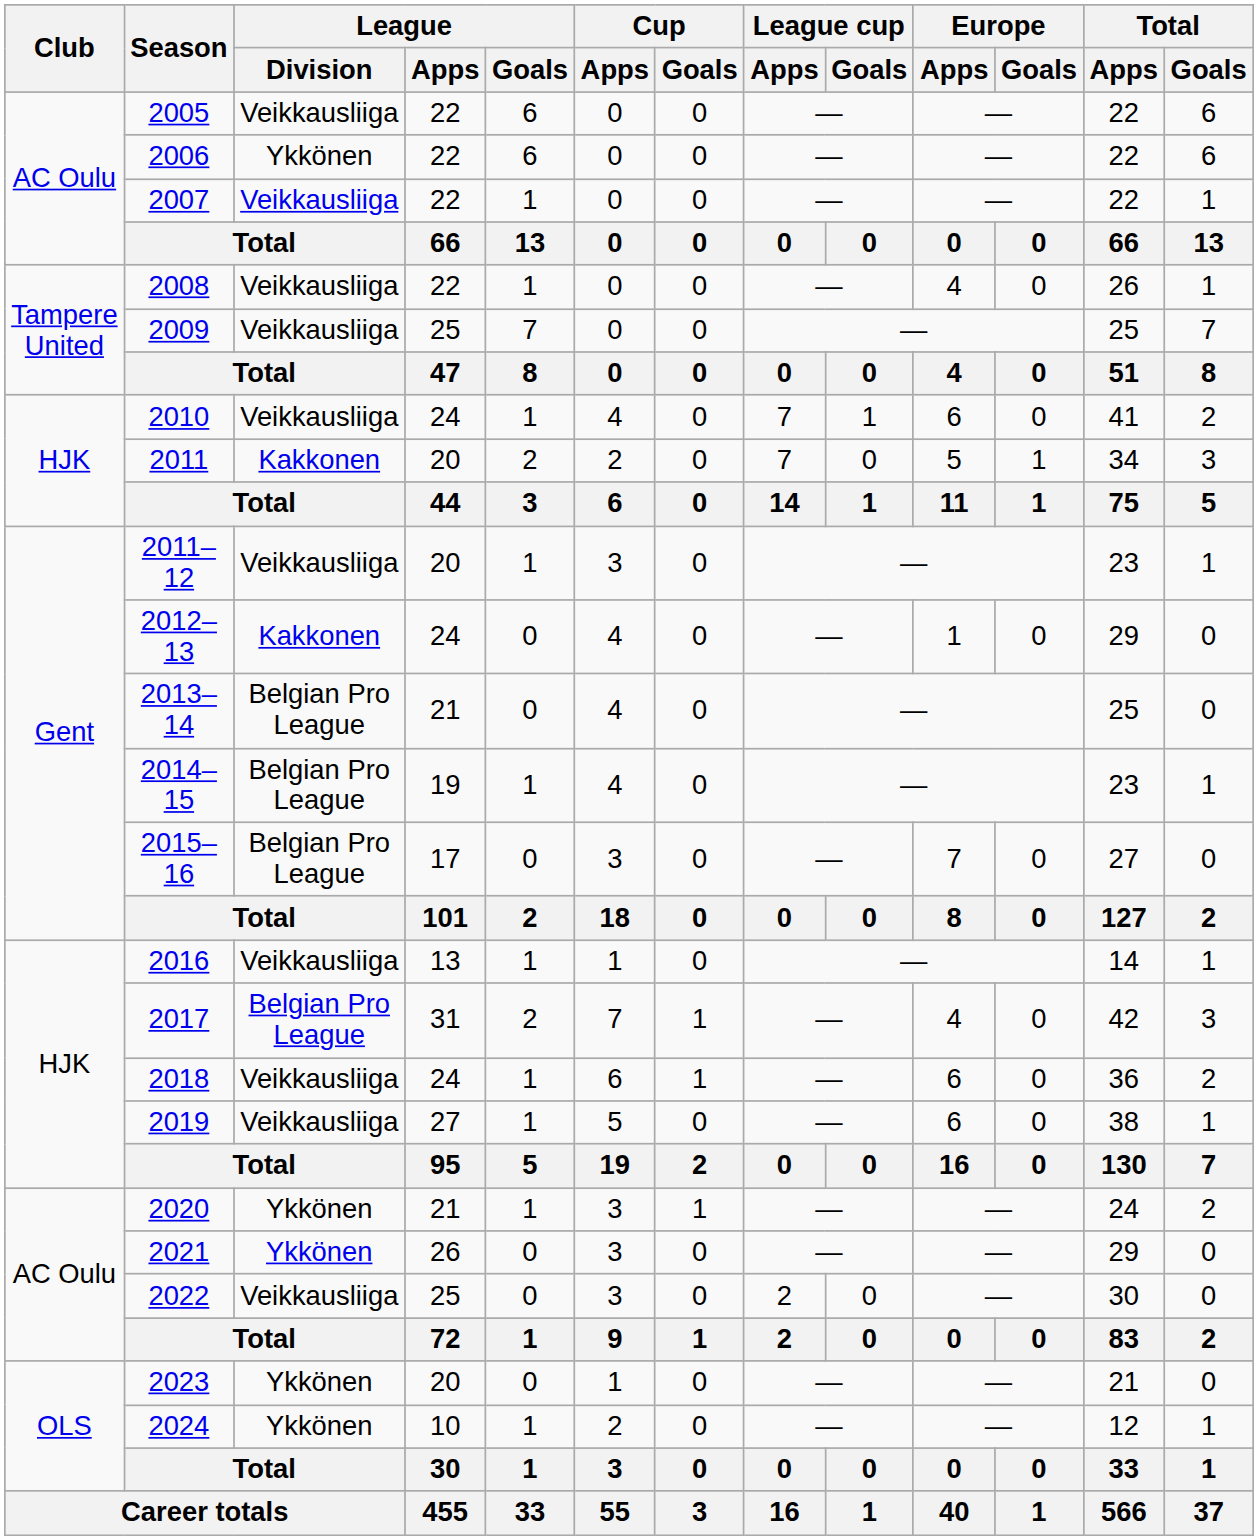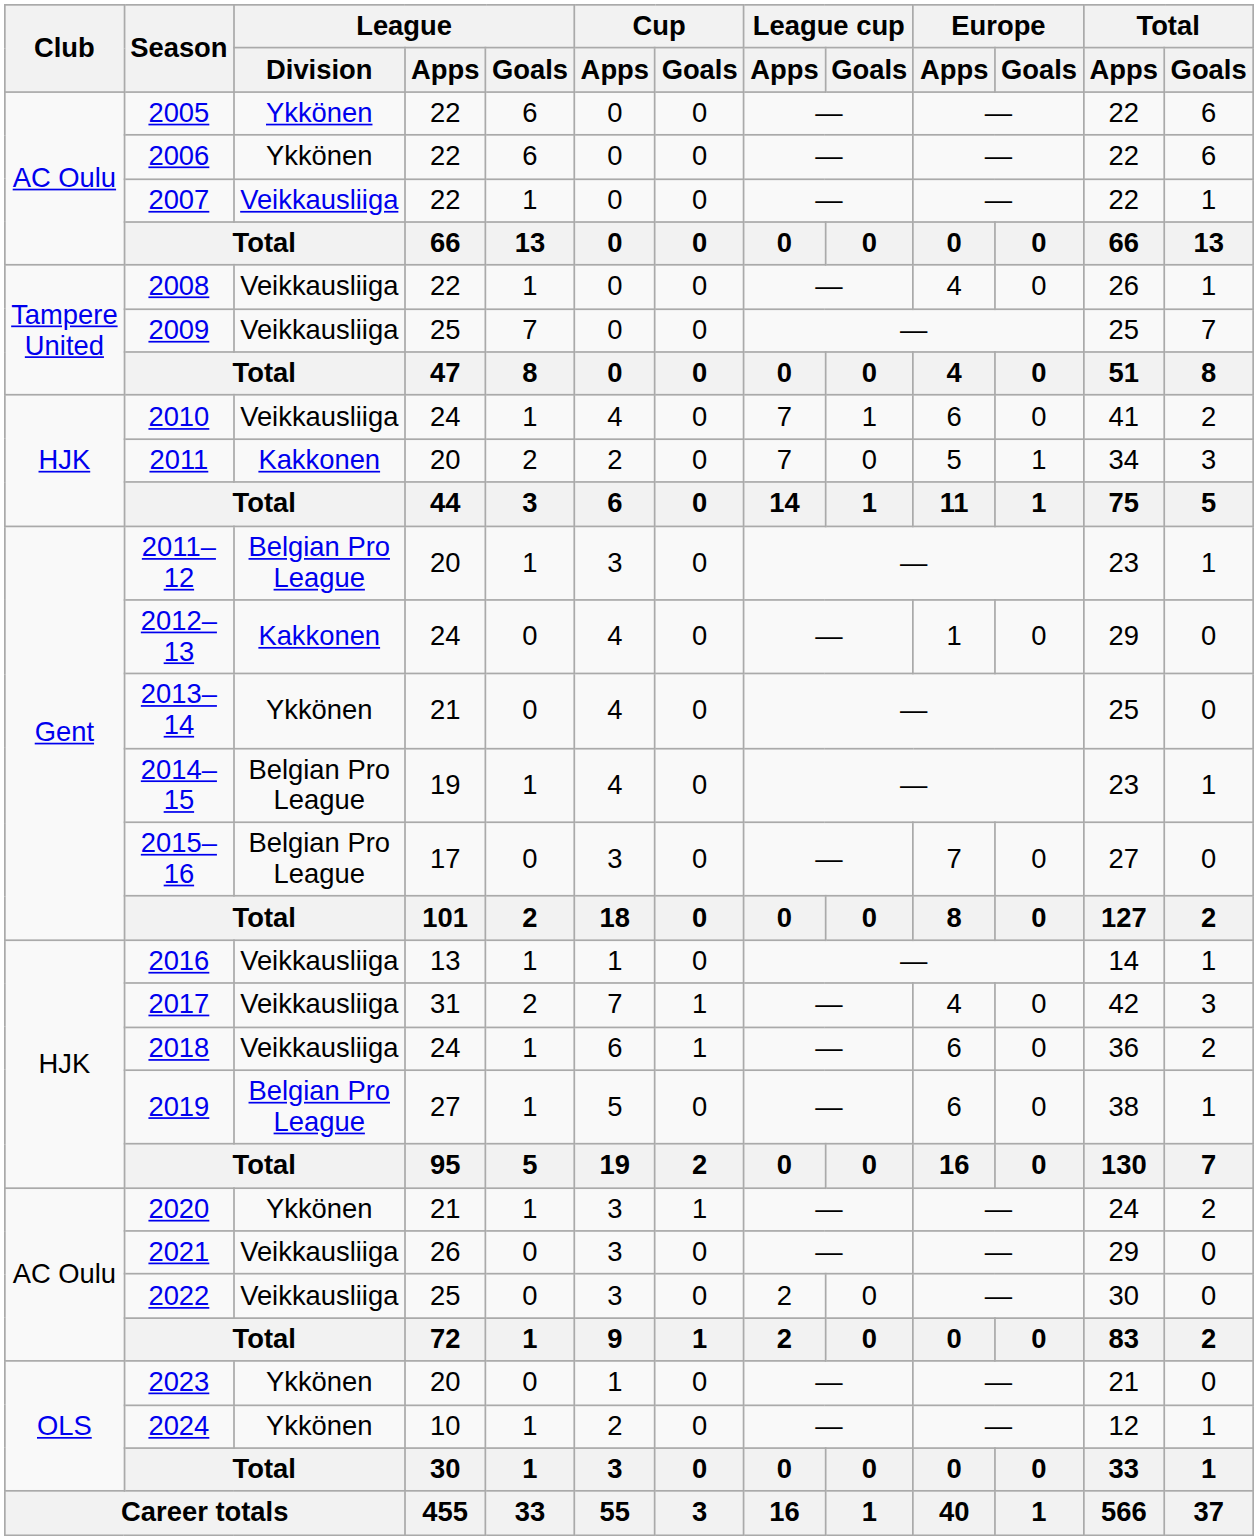(319, 112) Veikkausliiga -> (319, 112) Ykkönen
(319, 562) Veikkausliiga -> (319, 562) Belgian Pro League
(319, 710) Belgian Pro League -> (319, 710) Ykkönen
(319, 1019) Belgian Pro League -> (319, 1004) Veikkausliiga
(319, 1122) Veikkausliiga -> (319, 1106) Belgian Pro League
(319, 1252) Ykkönen -> (319, 1252) Veikkausliiga
